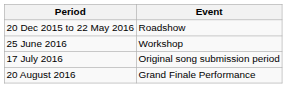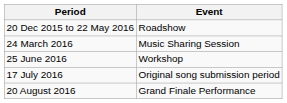+ row: (40, 43)
